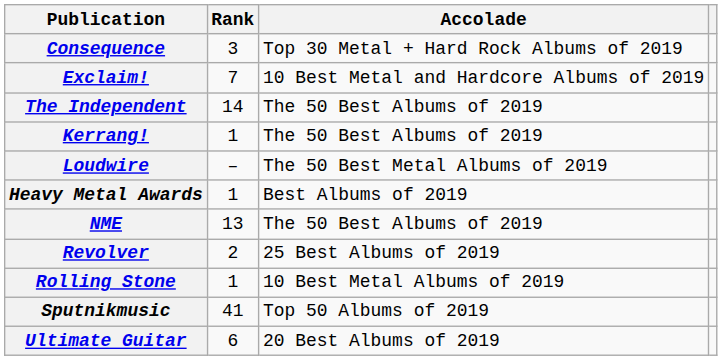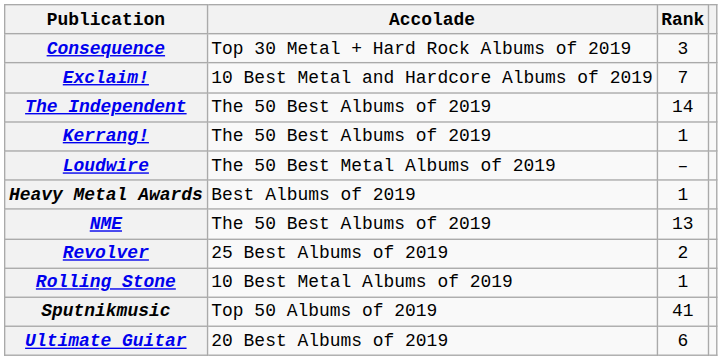columns swapped: (484, 19) <-> (233, 19)
